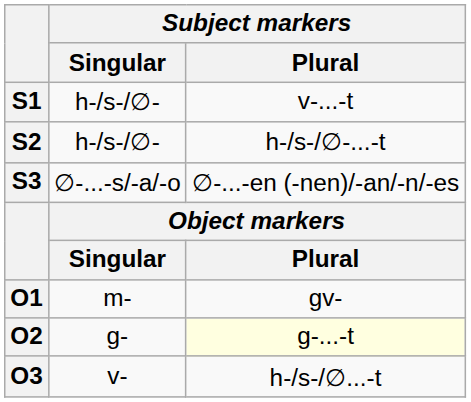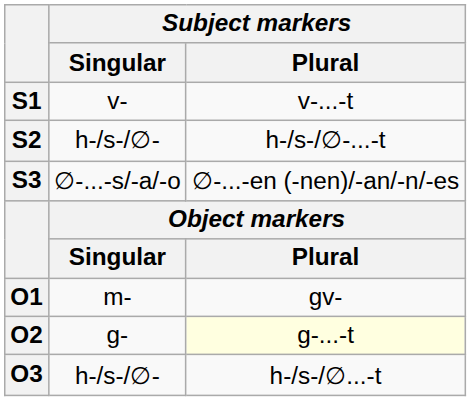(117, 102) h-/s-/∅- -> (117, 100) v-
(117, 376) v- -> (117, 375) h-/s-/∅-
